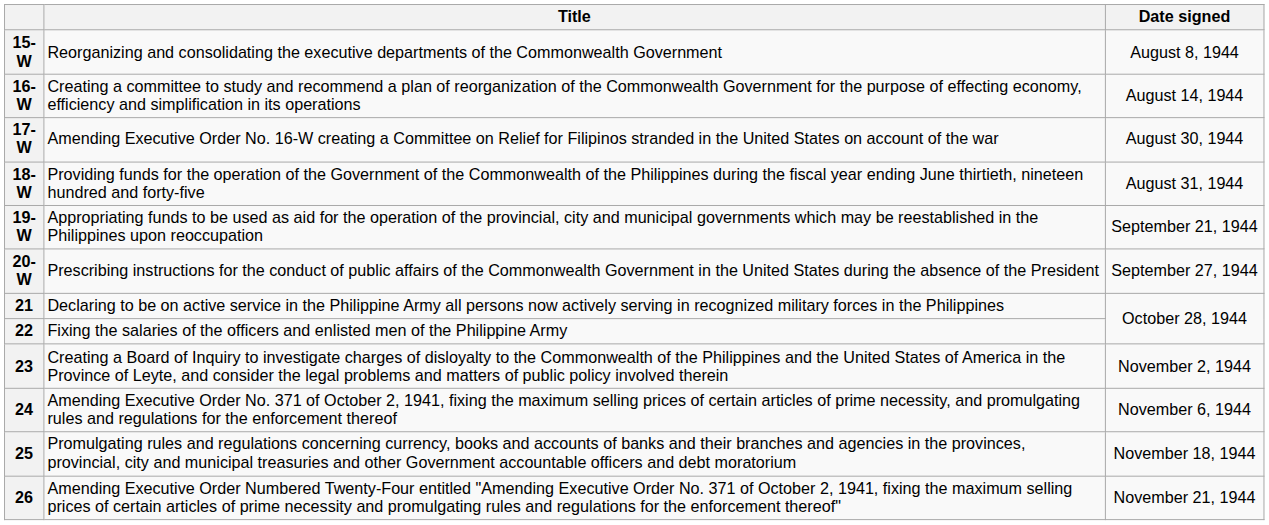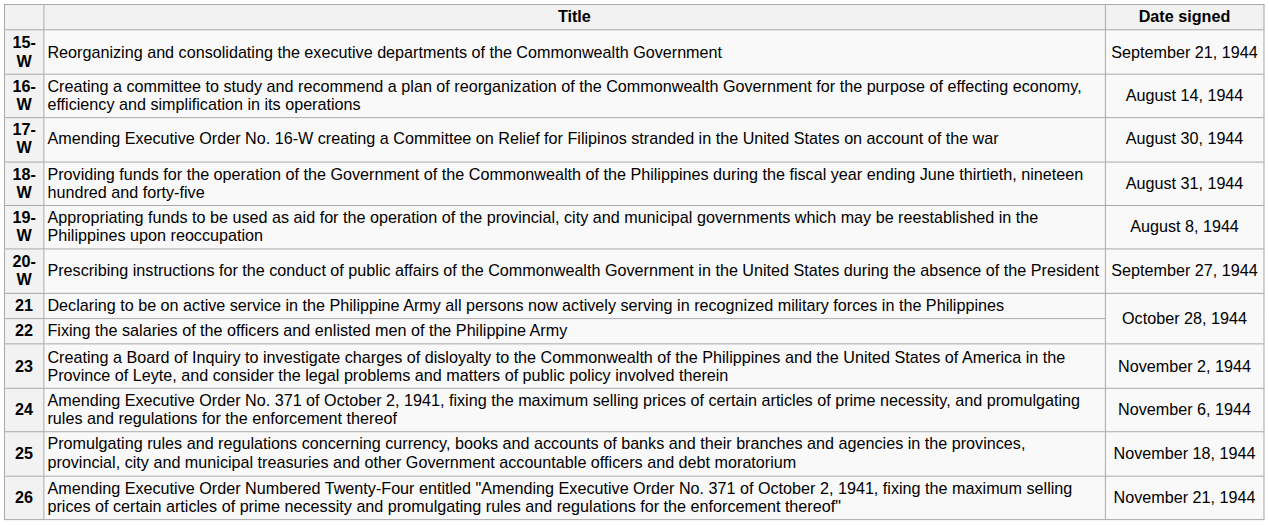(1184, 52) August 8, 1944 -> (1185, 52) September 21, 1944
(1185, 227) September 21, 1944 -> (1184, 227) August 8, 1944
